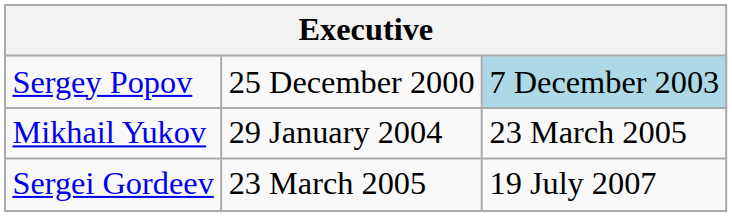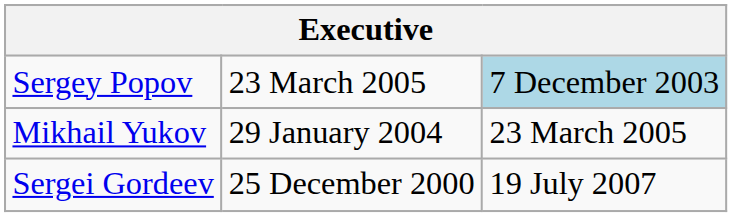(352, 81) 25 December 2000 -> (327, 81) 23 March 2005
(327, 183) 23 March 2005 -> (352, 183) 25 December 2000
